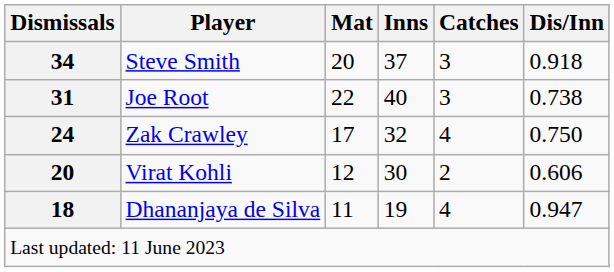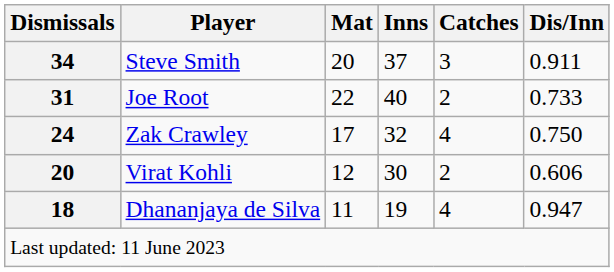(556, 60) 0.918 -> (556, 60) 0.911
(445, 97) 3 -> (445, 97) 2
(556, 97) 0.738 -> (556, 97) 0.733
